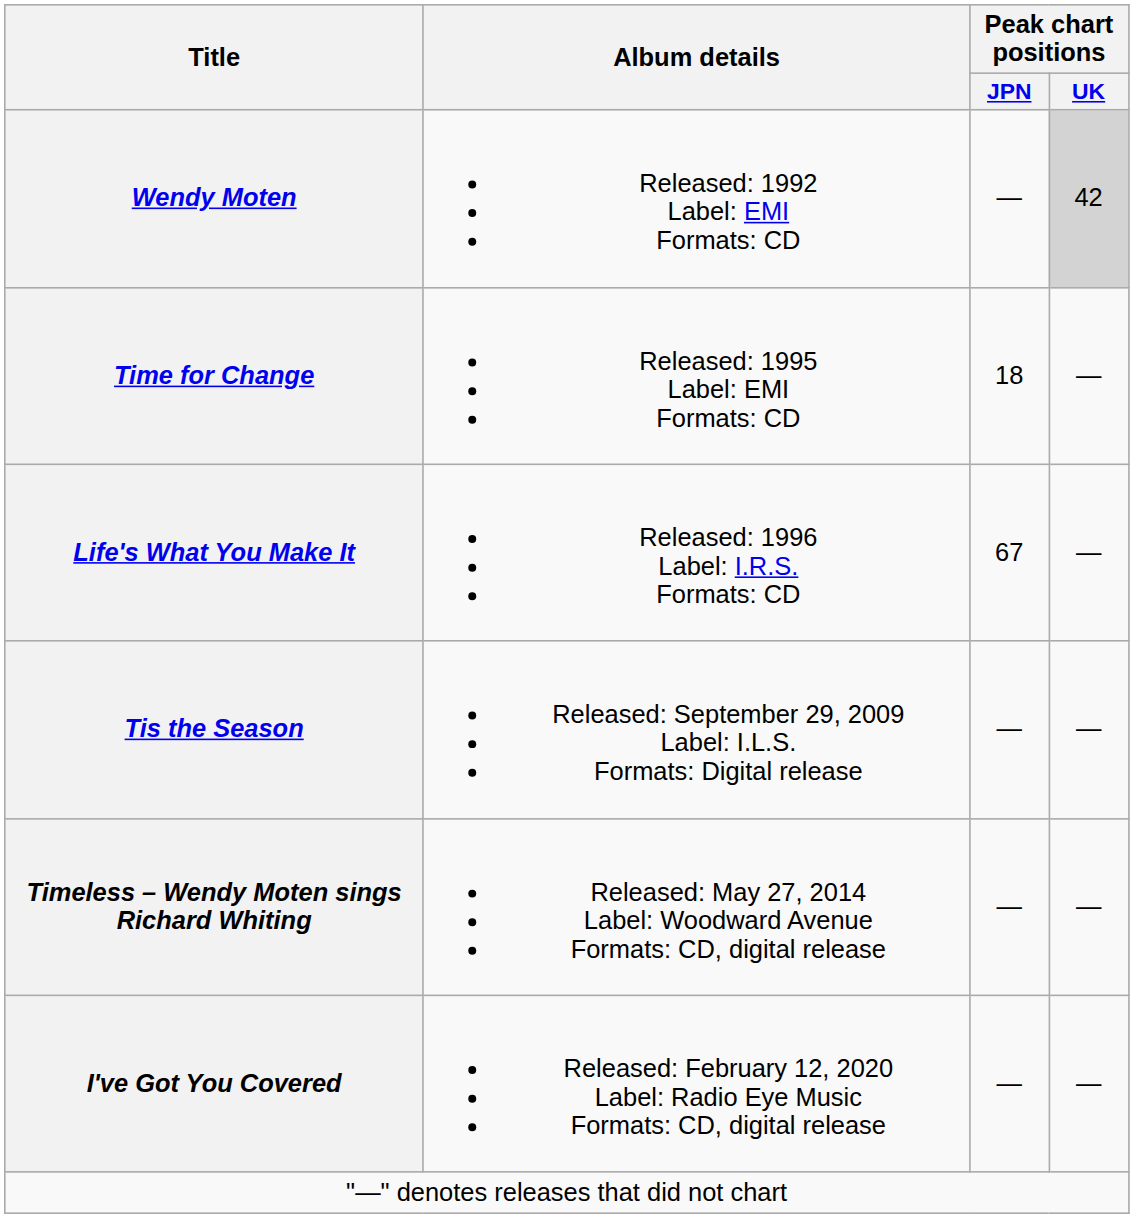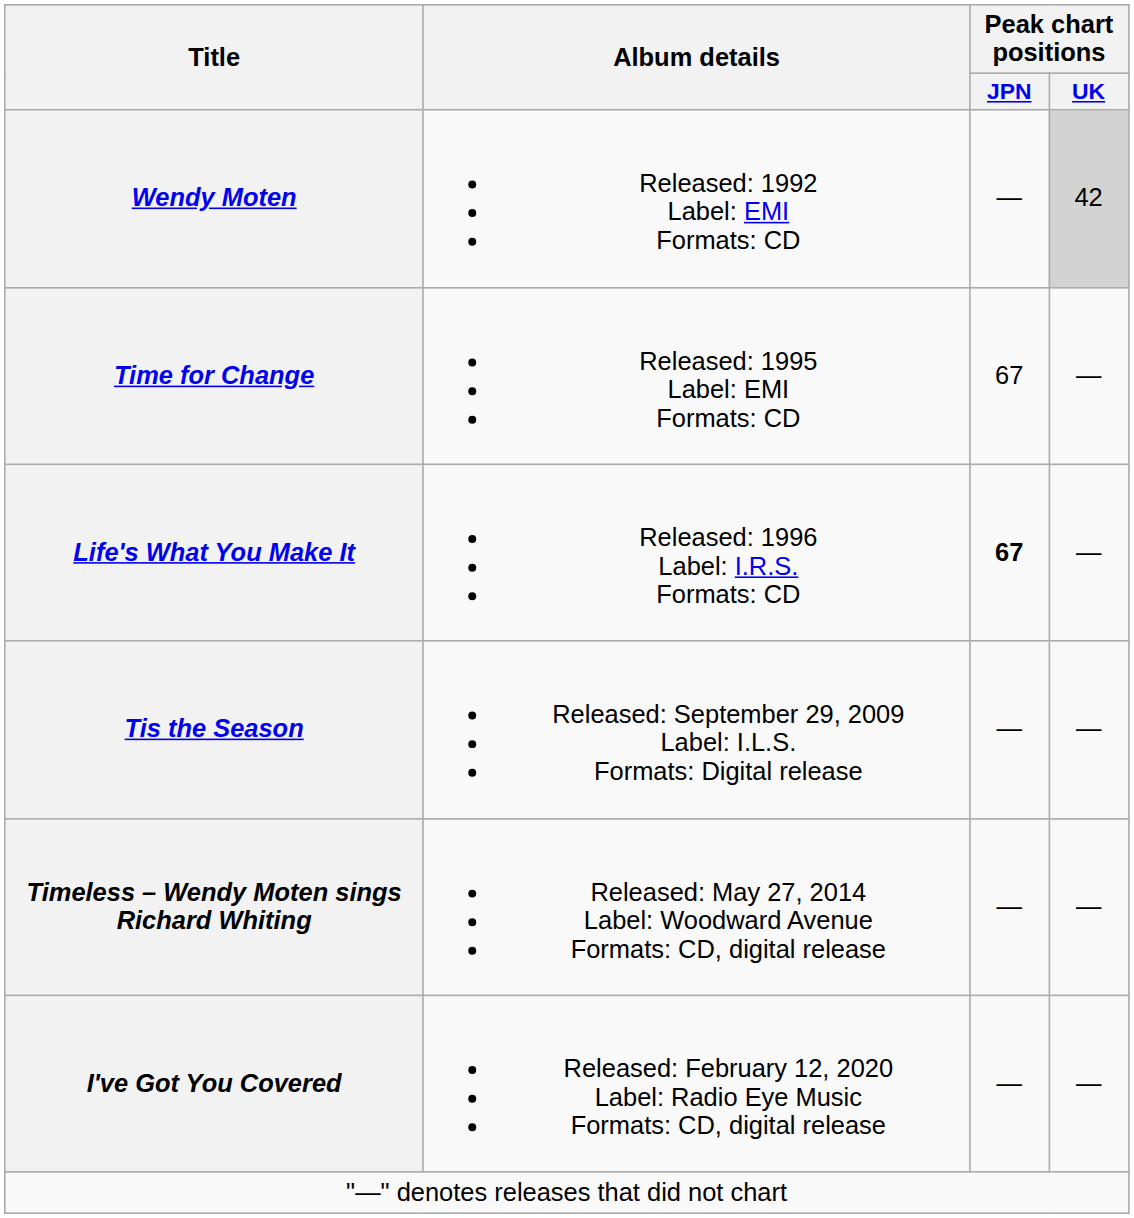(1009, 375) 18 -> (1009, 375) 67
(1009, 552) normal -> (1009, 552) bold
